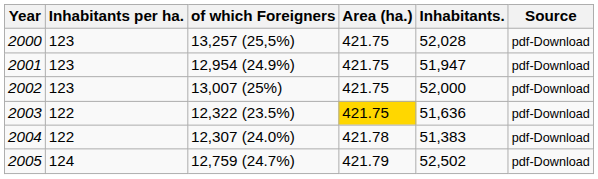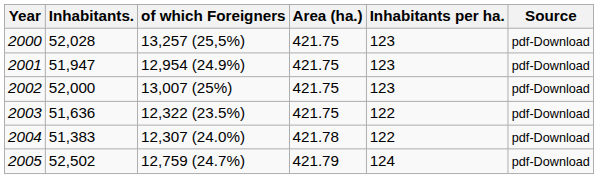columns swapped: (462, 16) <-> (116, 16)
(366, 112) gold background -> (316, 112) no background
